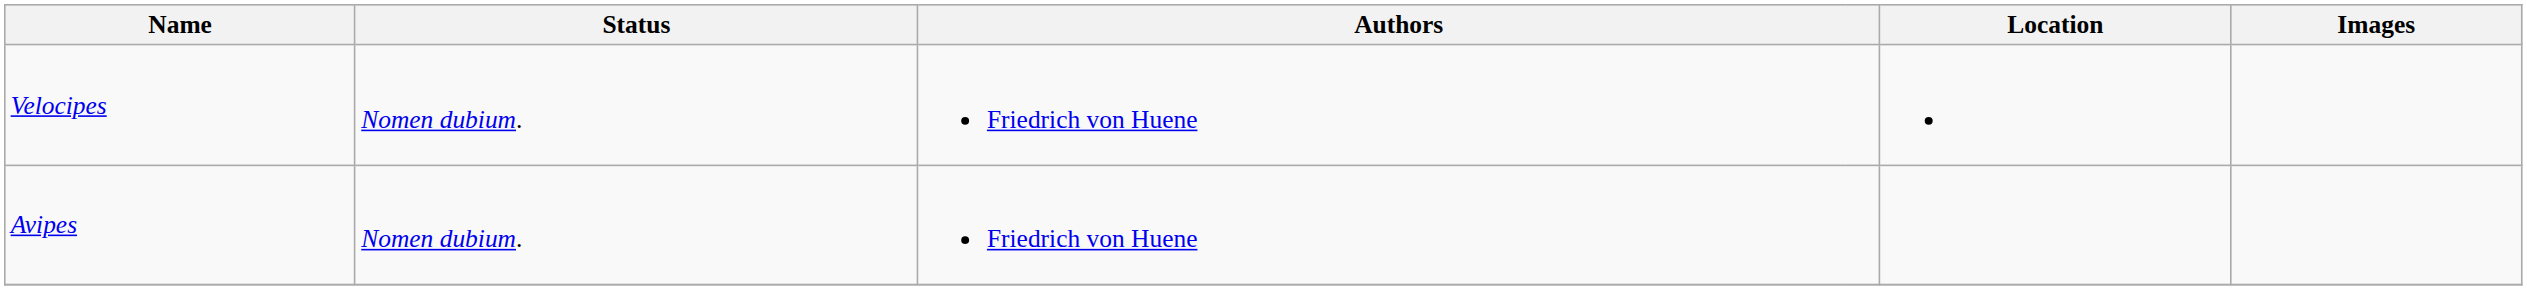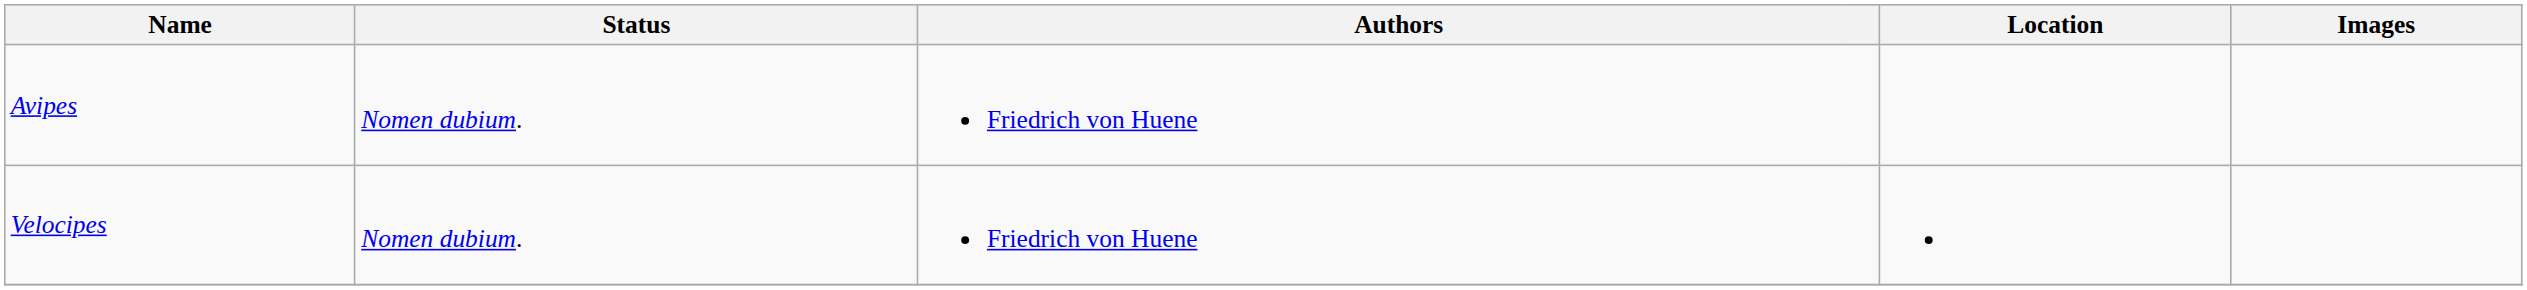rows swapped: (44, 224) <-> (59, 104)
